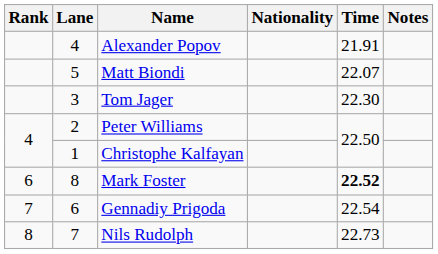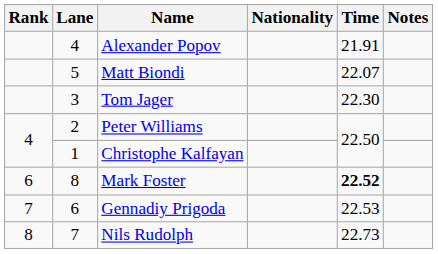(360, 208) 22.54 -> (360, 208) 22.53
